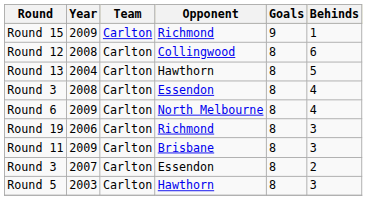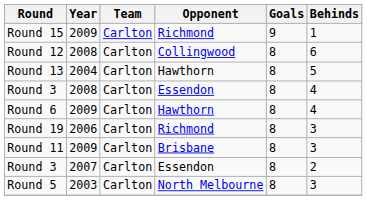(211, 109) North Melbourne -> (186, 109) Hawthorn
(186, 186) Hawthorn -> (211, 186) North Melbourne
